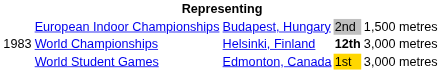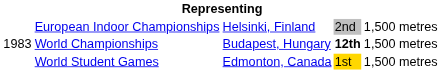(277, 26) Budapest, Hungary -> (269, 26) Helsinki, Finland
(269, 44) Helsinki, Finland -> (277, 44) Budapest, Hungary
(401, 44) 3,000 metres -> (401, 44) 1,500 metres
(401, 61) 3,000 metres -> (401, 61) 1,500 metres
